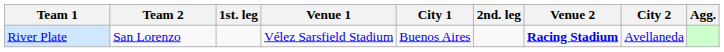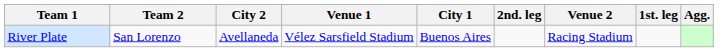columns swapped: (238, 15) <-> (654, 15)
(573, 36) bold -> (590, 36) normal
